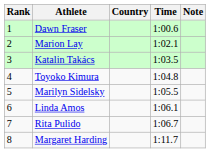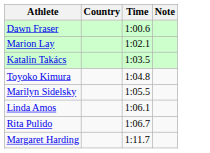- column: (18, 12)
